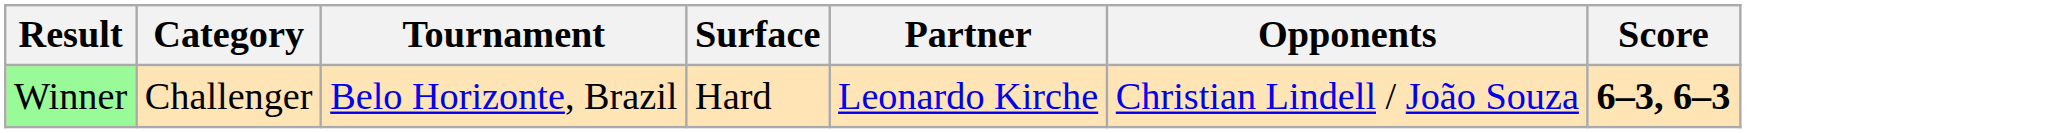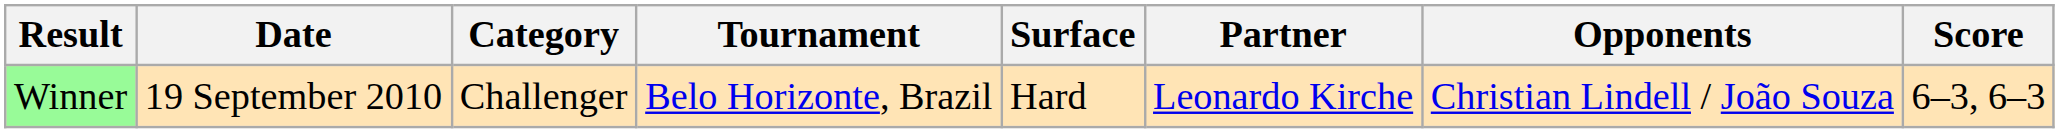+ column: (293, 34)
(1663, 95) bold -> (1978, 95) normal
